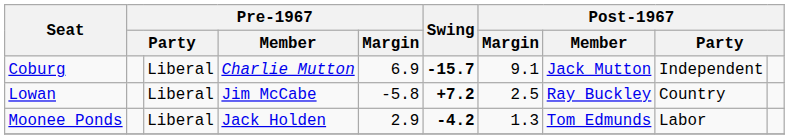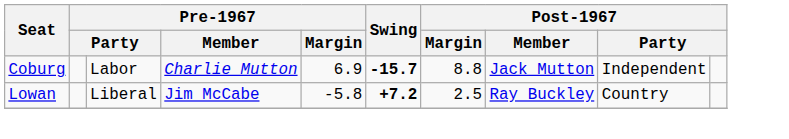(181, 69) Liberal -> (114, 69) Labor
(525, 69) 9.1 -> (468, 69) 8.8
- row: (65, 121)
